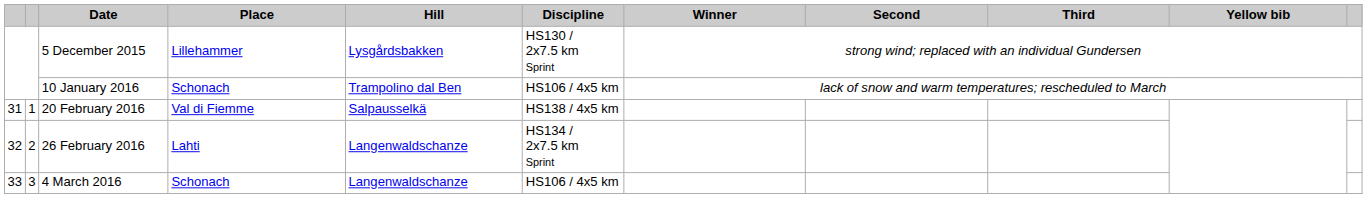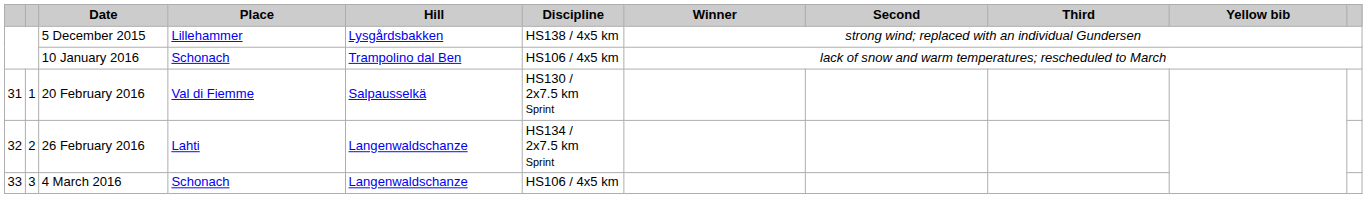(552, 51) HS130 / 2x7.5 km Sprint -> (572, 36) HS138 / 4x5 km
(572, 109) HS138 / 4x5 km -> (552, 93) HS130 / 2x7.5 km Sprint
